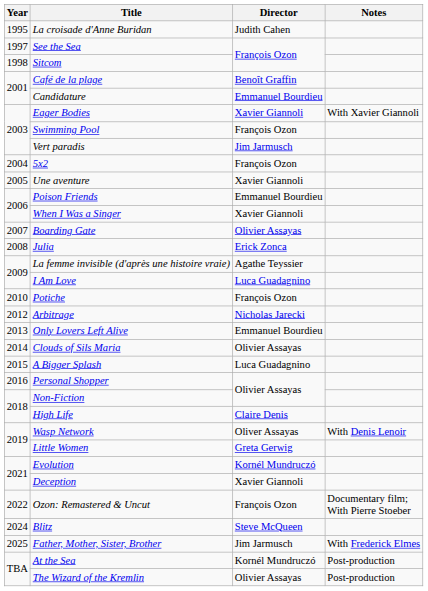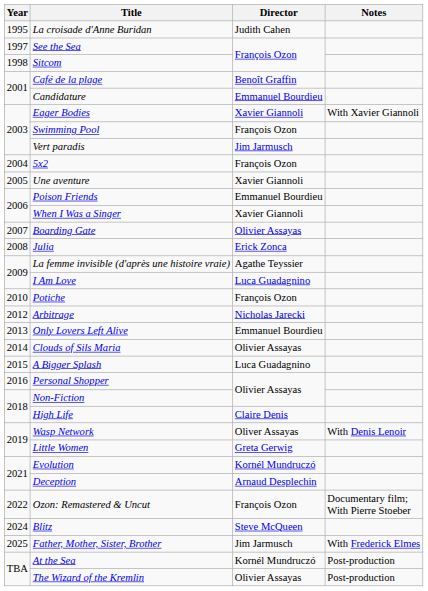(269, 481) Xavier Giannoli -> (276, 481) Arnaud Desplechin
